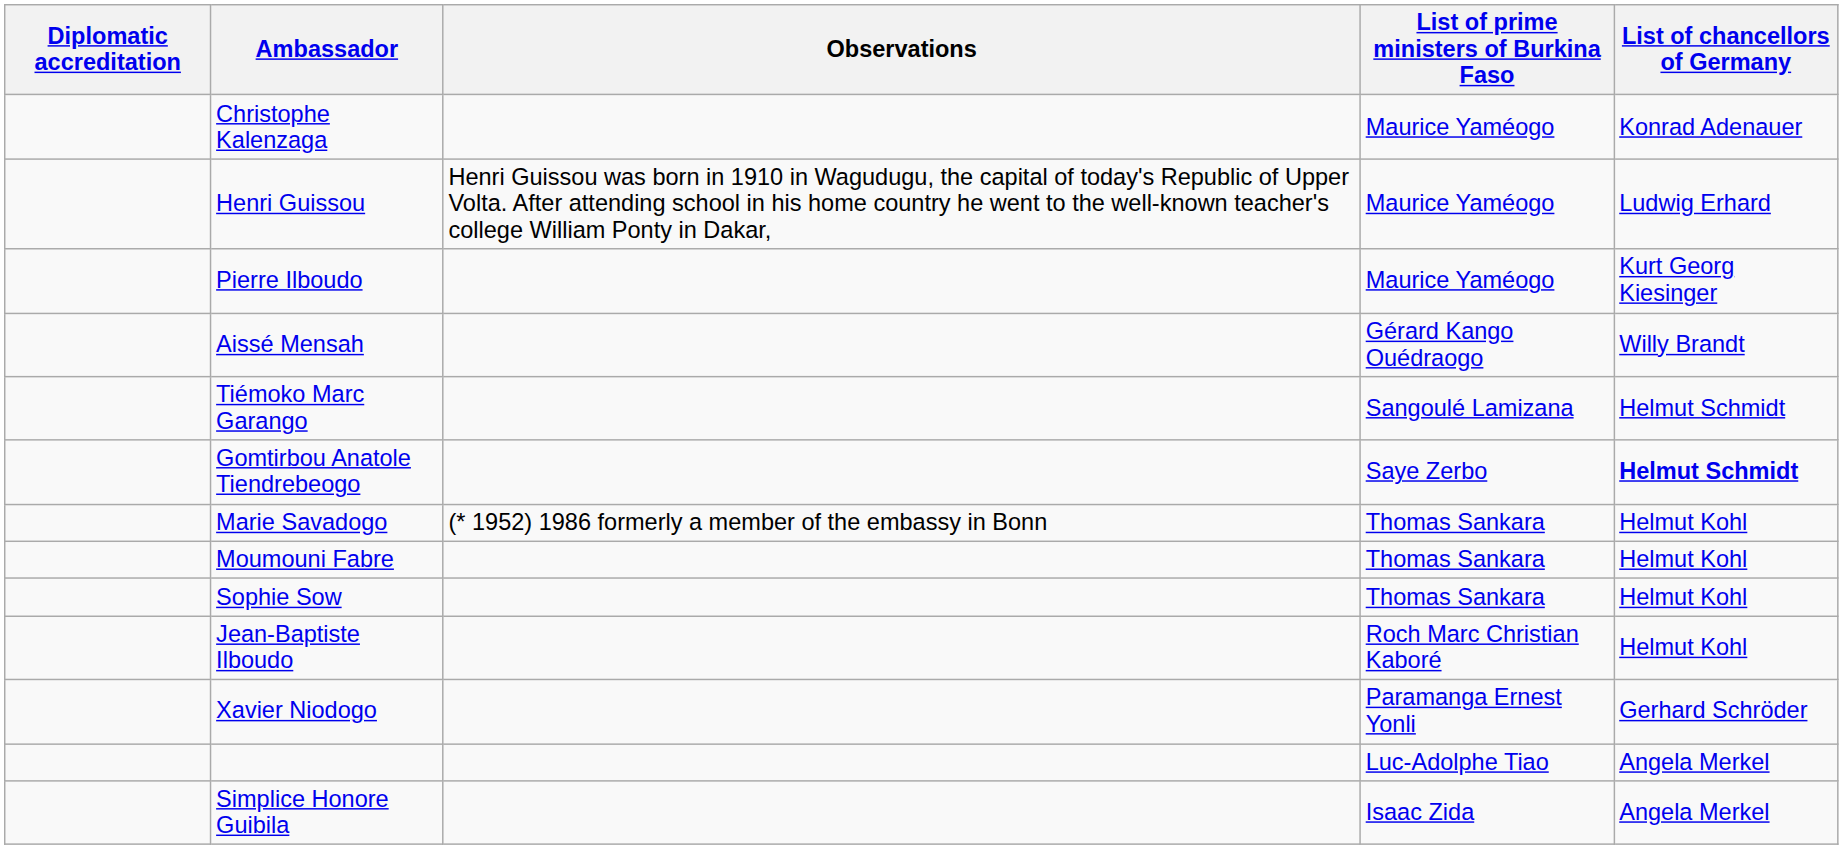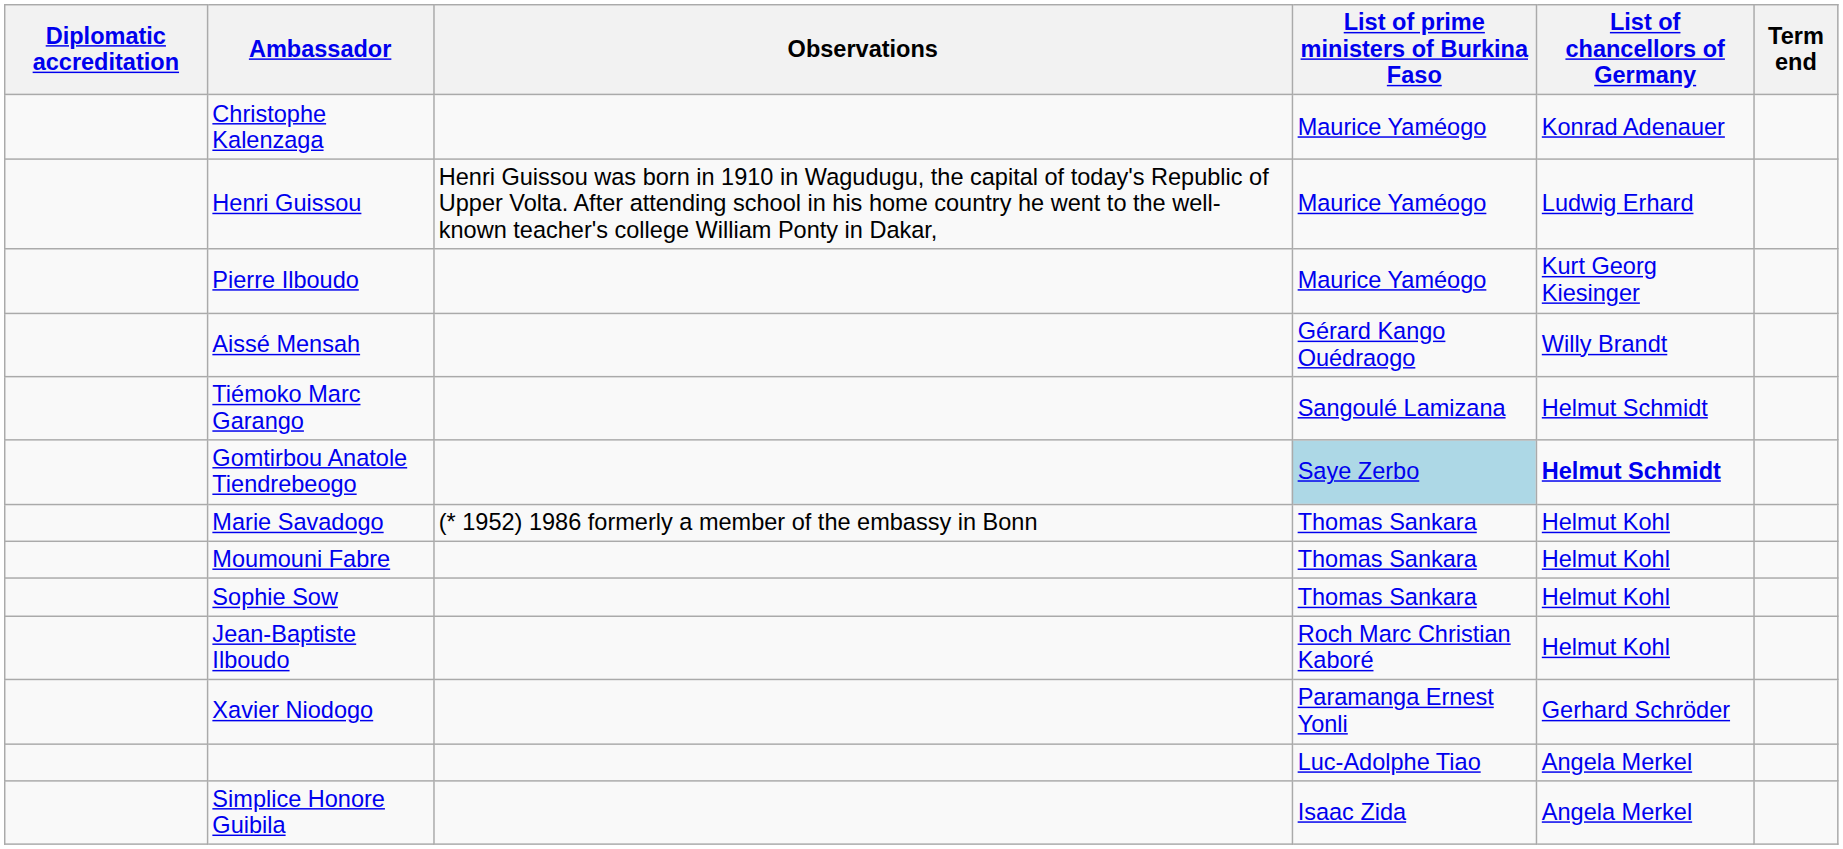+ column: (1796, 49)
(1427, 471) no background -> (1358, 471) lightblue background
